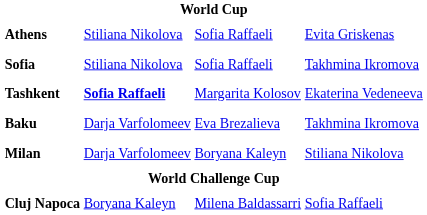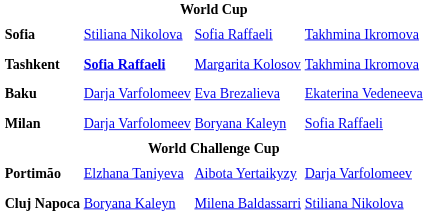- row: (26, 34)
(364, 94) Ekaterina Vedeneeva -> (362, 64) Takhmina Ikromova
(362, 124) Takhmina Ikromova -> (364, 94) Ekaterina Vedeneeva
(354, 153) Stiliana Nikolova -> (344, 124) Sofia Raffaeli
+ row: (33, 173)
(344, 203) Sofia Raffaeli -> (354, 203) Stiliana Nikolova
